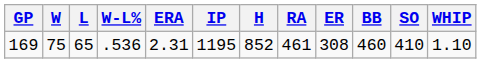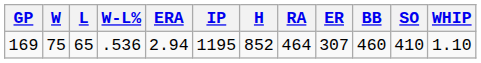(169, 45) 2.31 -> (169, 45) 2.94
(296, 45) 461 -> (296, 45) 464
(334, 45) 308 -> (334, 45) 307
